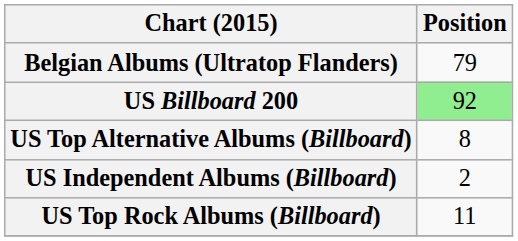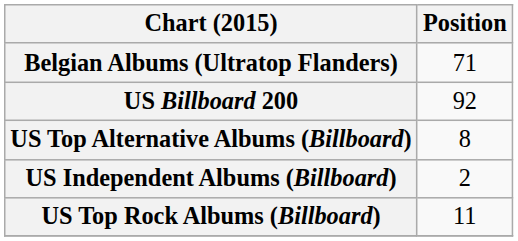(465, 62) 79 -> (465, 62) 71
(465, 100) lightgreen background -> (465, 100) no background
